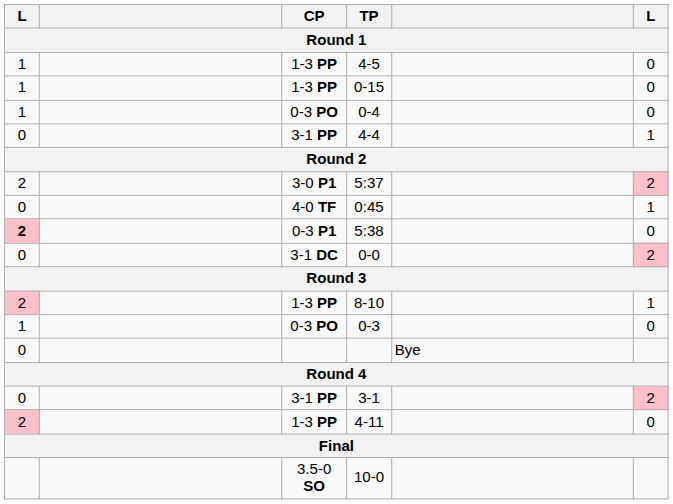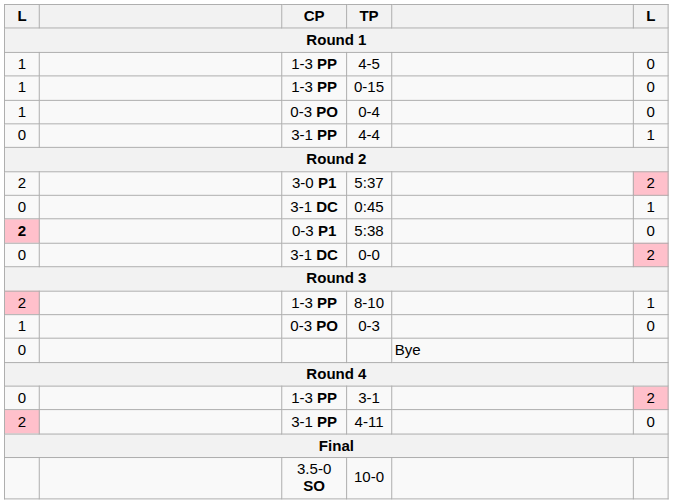(314, 207) 4-0 TF -> (314, 207) 3-1 DC
(314, 398) 3-1 PP -> (314, 398) 1-3 PP
(314, 421) 1-3 PP -> (314, 421) 3-1 PP
